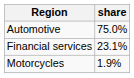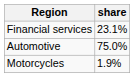rows swapped: (34, 30) <-> (49, 47)
